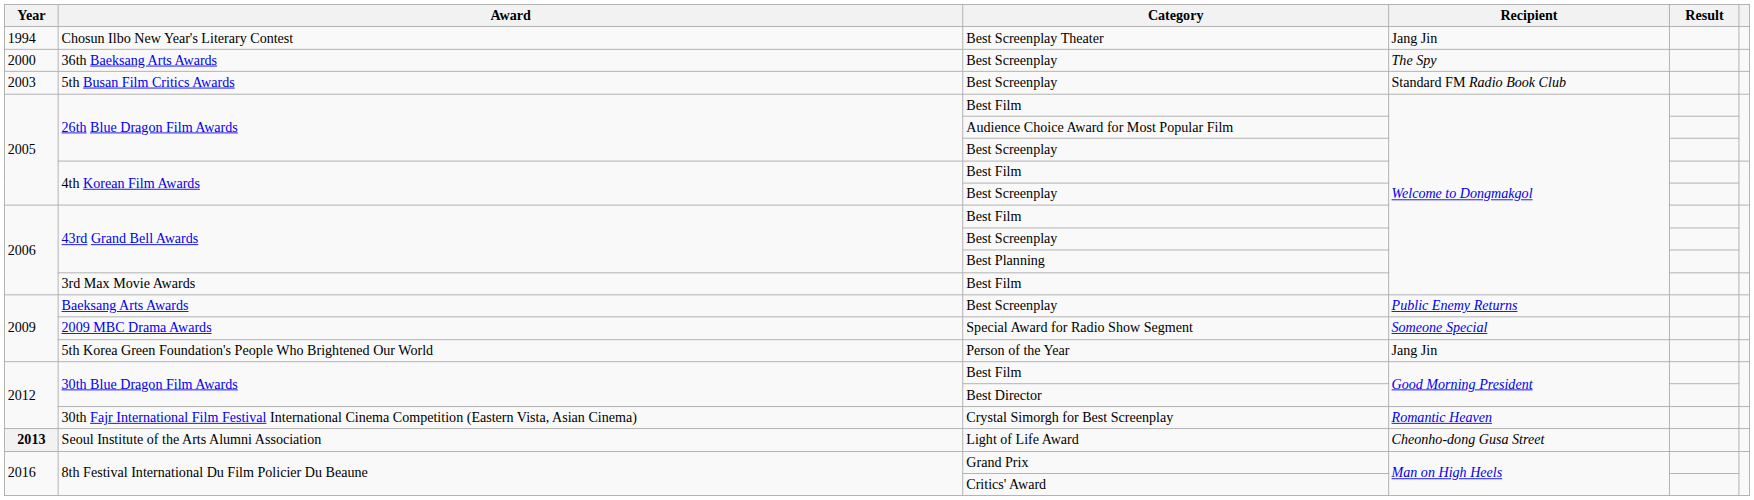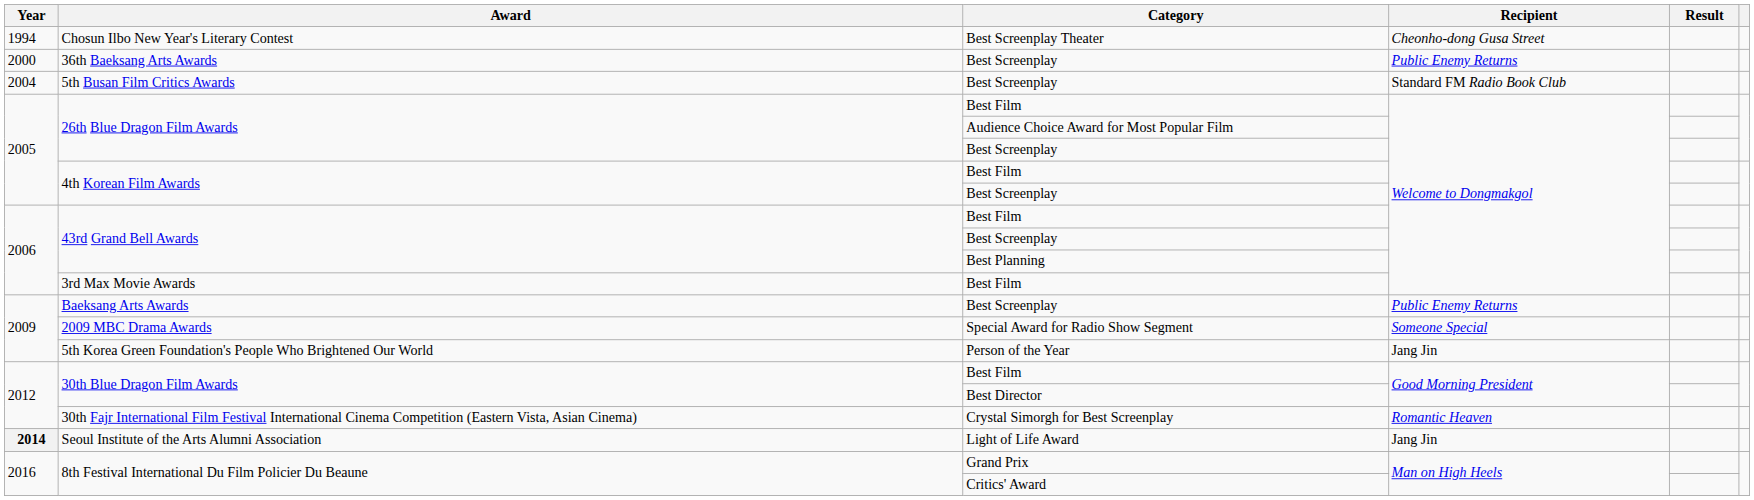(1414, 37) Jang Jin -> (1468, 37) Cheonho-dong Gusa Street
(1414, 60) The Spy -> (1454, 60) Public Enemy Returns
(22, 82) 2003 -> (22, 82) 2004
(31, 439) 2013 -> (31, 439) 2014
(1468, 439) Cheonho-dong Gusa Street -> (1414, 439) Jang Jin
